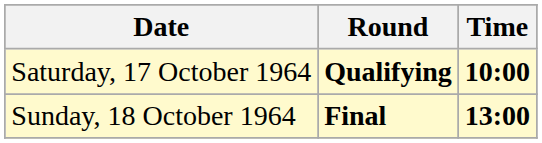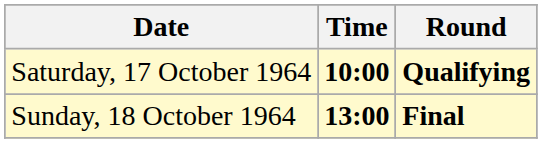columns swapped: (497, 26) <-> (388, 26)
